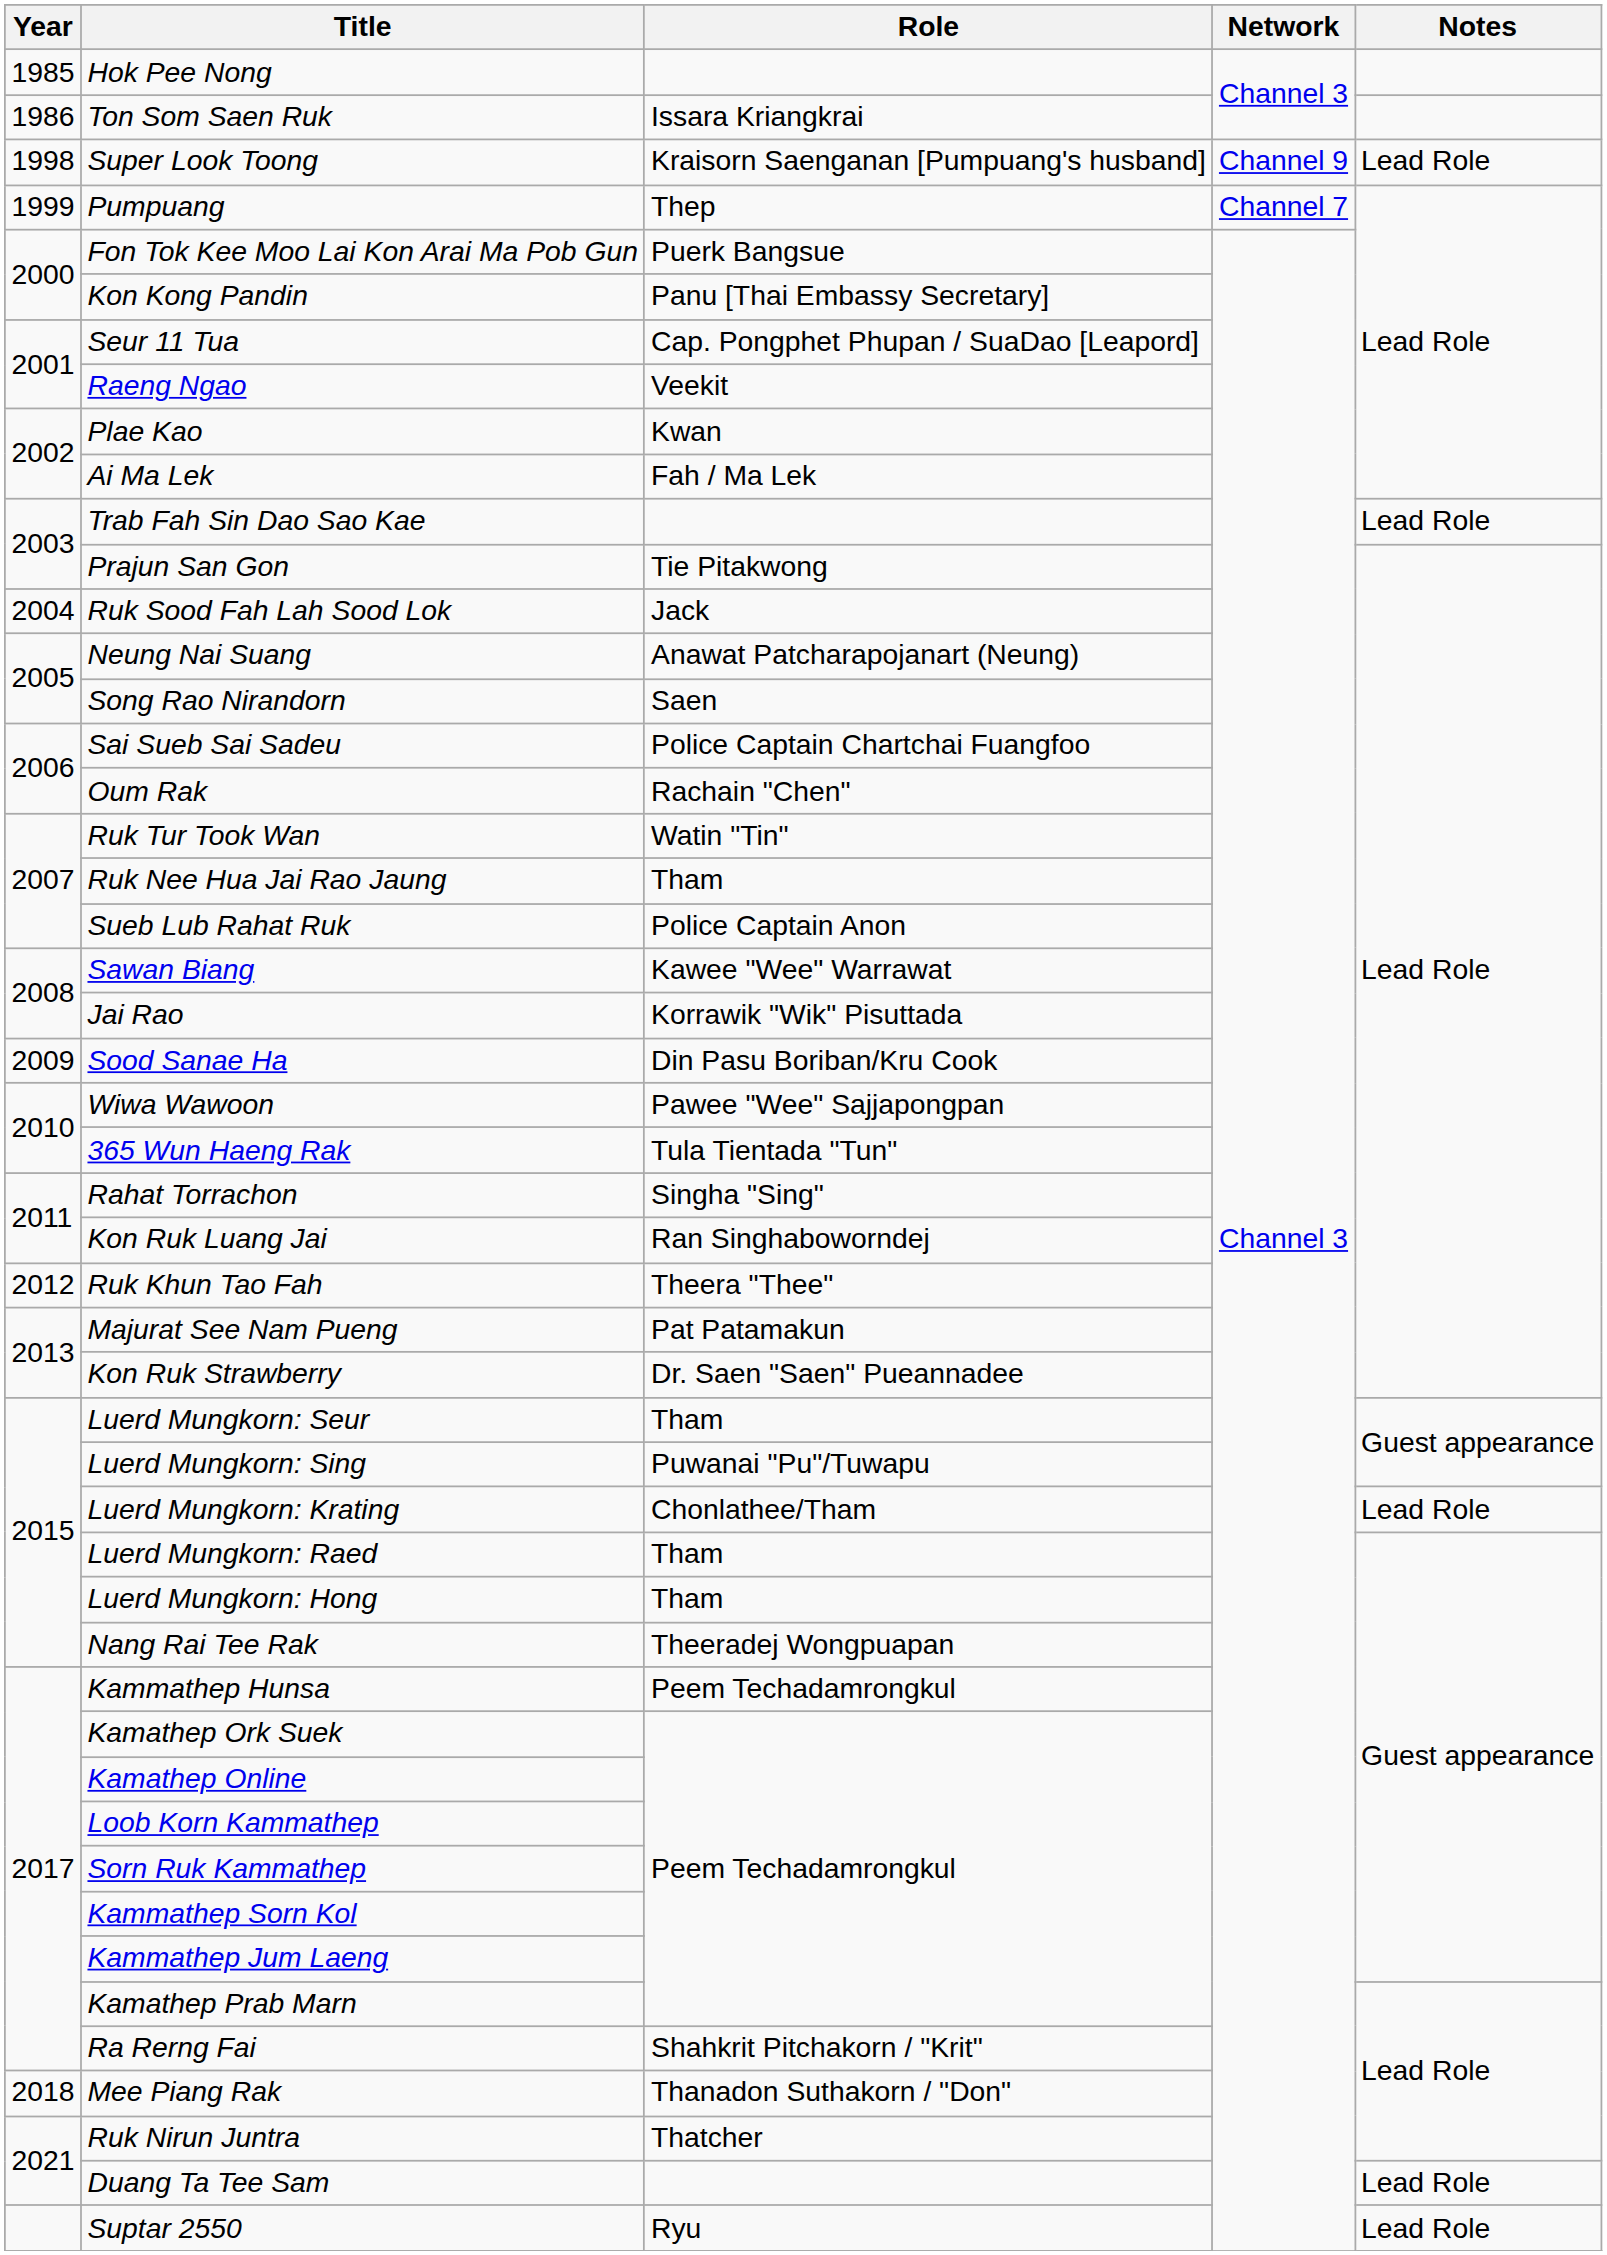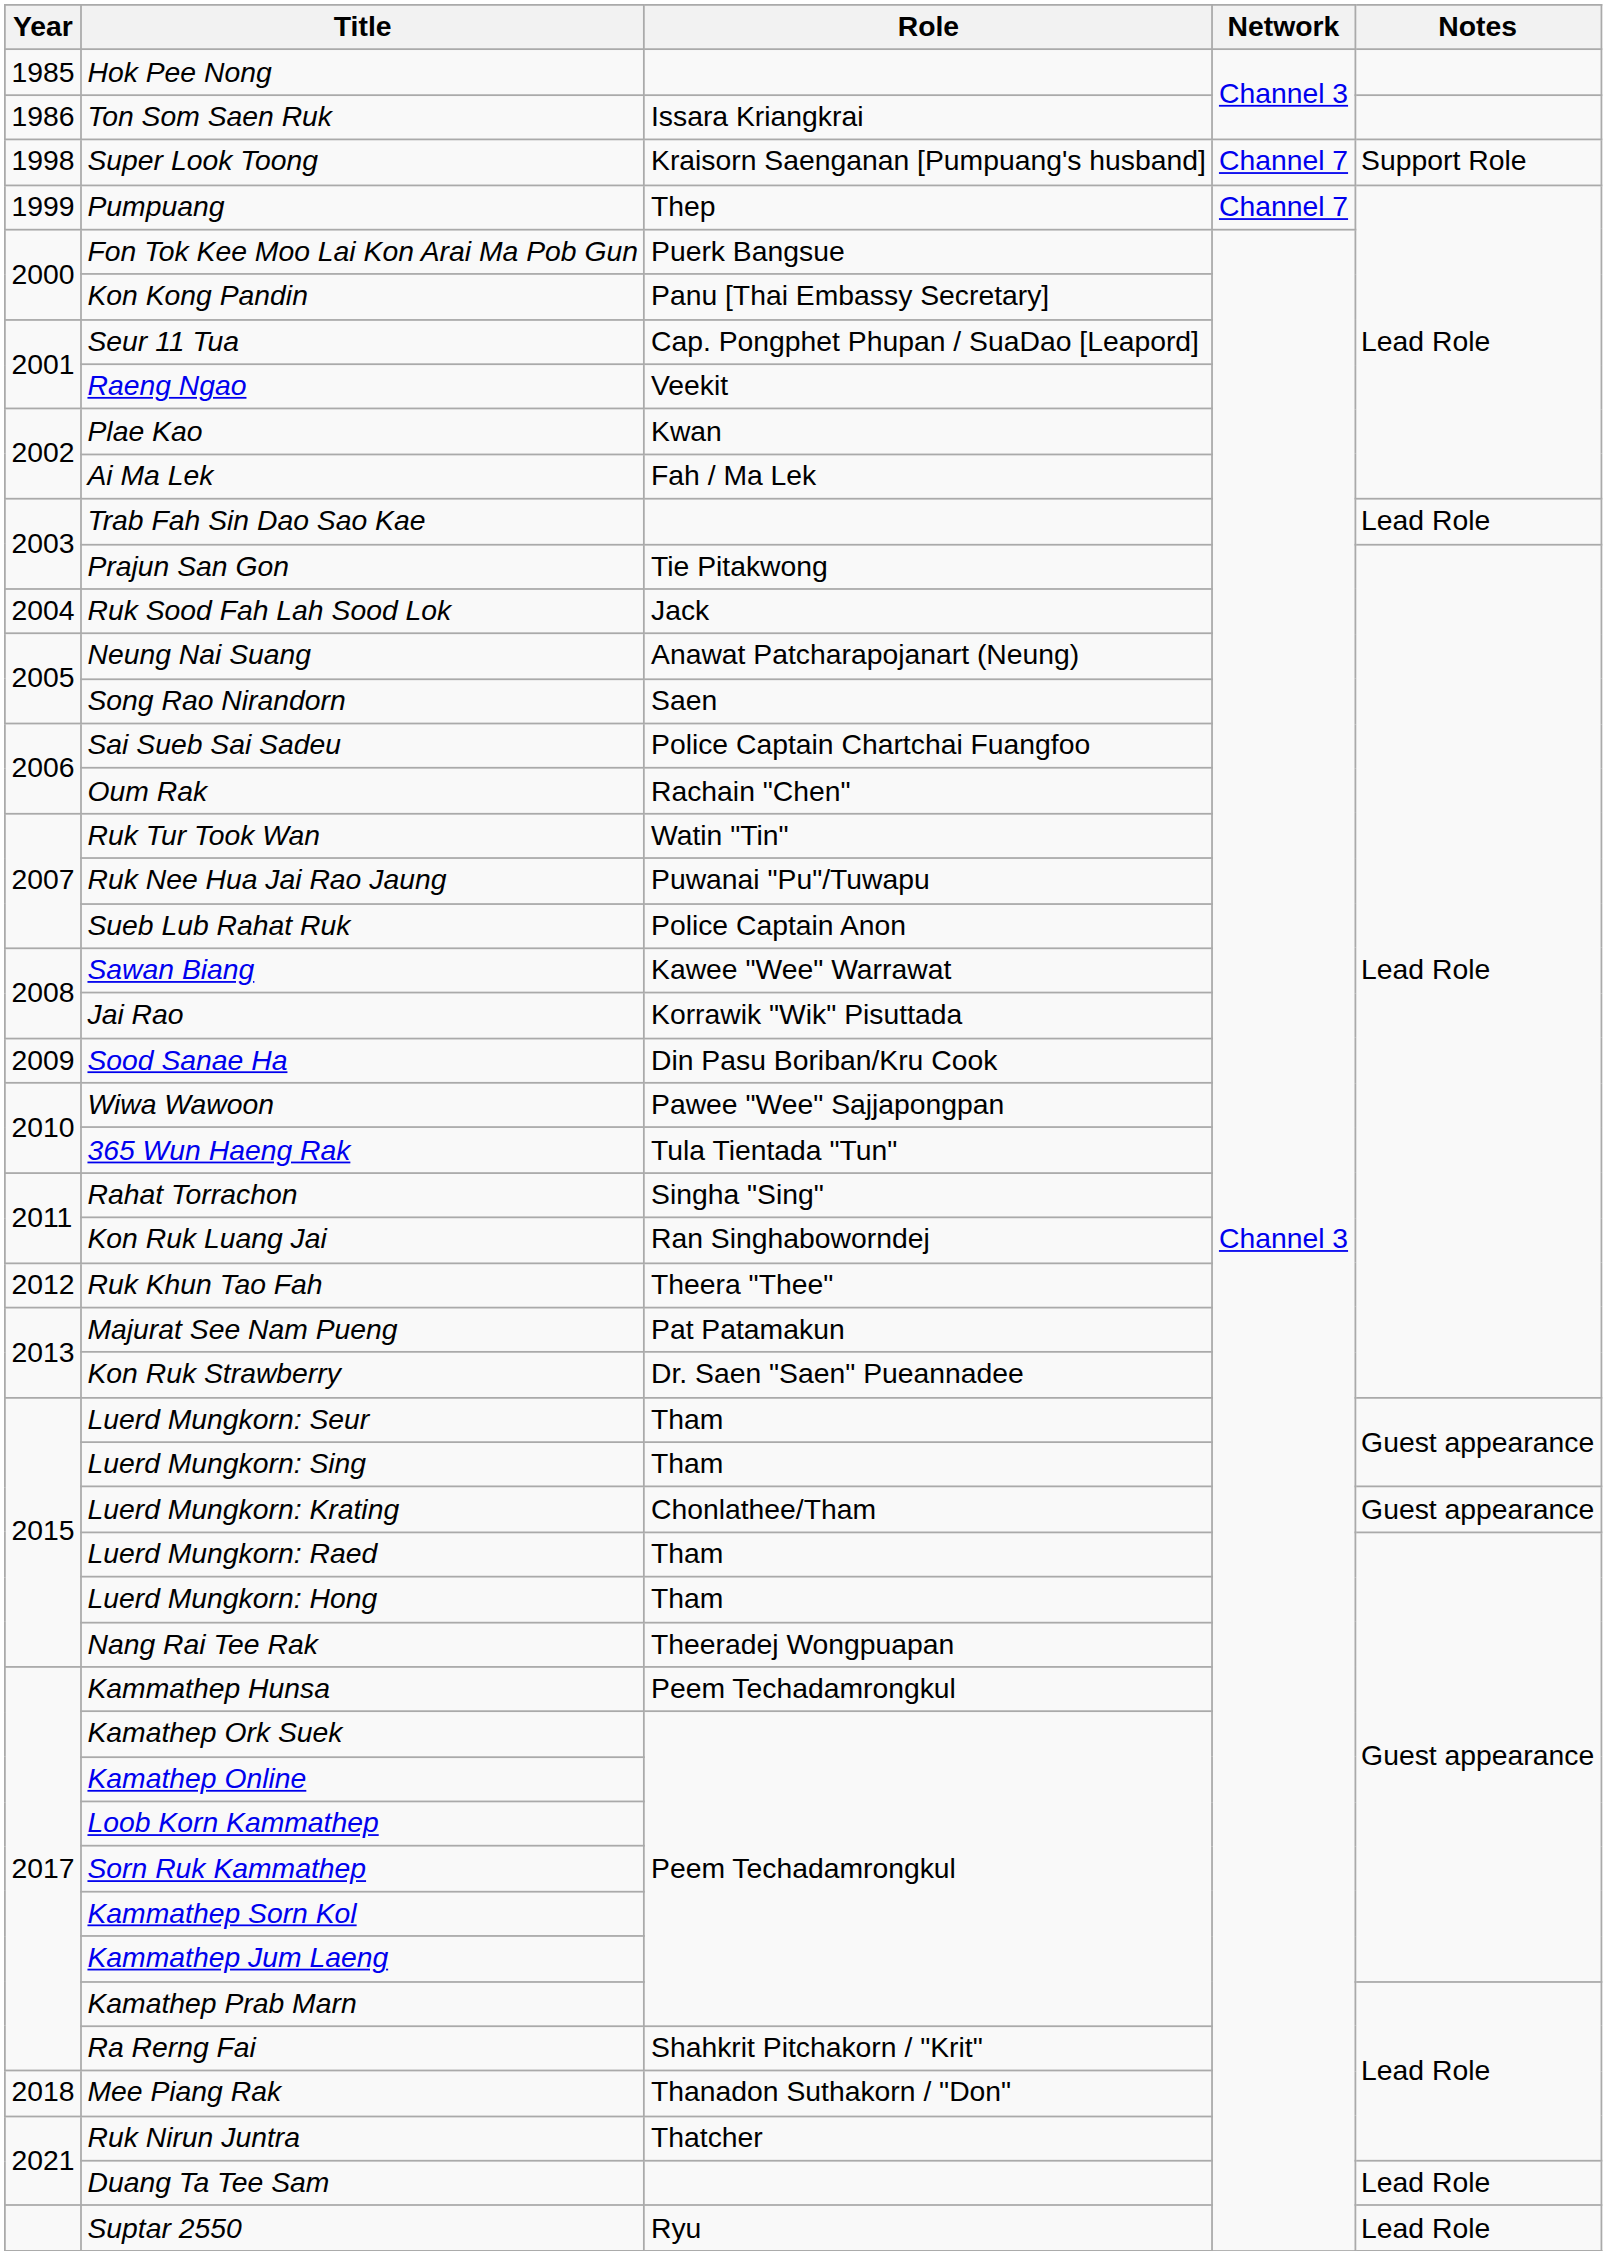(1284, 161) Channel 9 -> (1284, 161) Channel 7
(1426, 161) Lead Role -> (1444, 161) Support Role
(687, 880) Tham -> (790, 880) Puwanai "Pu"/Tuwapu
(790, 1464) Puwanai "Pu"/Tuwapu -> (687, 1464) Tham
(1426, 1509) Lead Role -> (1478, 1509) Guest appearance
